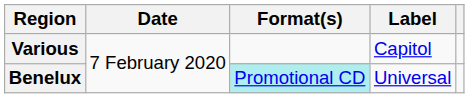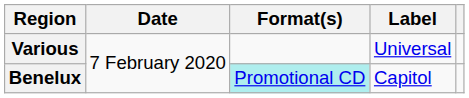(403, 48) Capitol -> (413, 48) Universal
(413, 78) Universal -> (403, 78) Capitol
